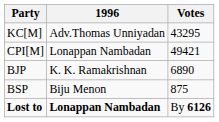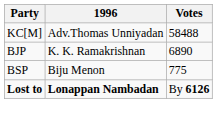(185, 32) 43295 -> (184, 32) 58488
- row: (26, 51)
(179, 88) 875 -> (178, 70) 775
